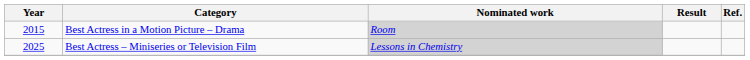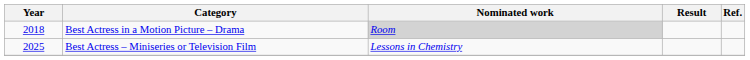(34, 30) 2015 -> (34, 30) 2018
(416, 47) lightgrey background -> (416, 47) no background
